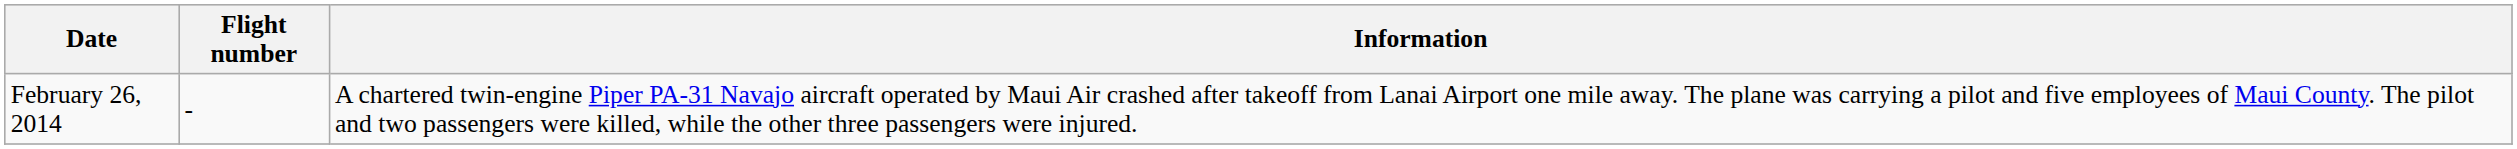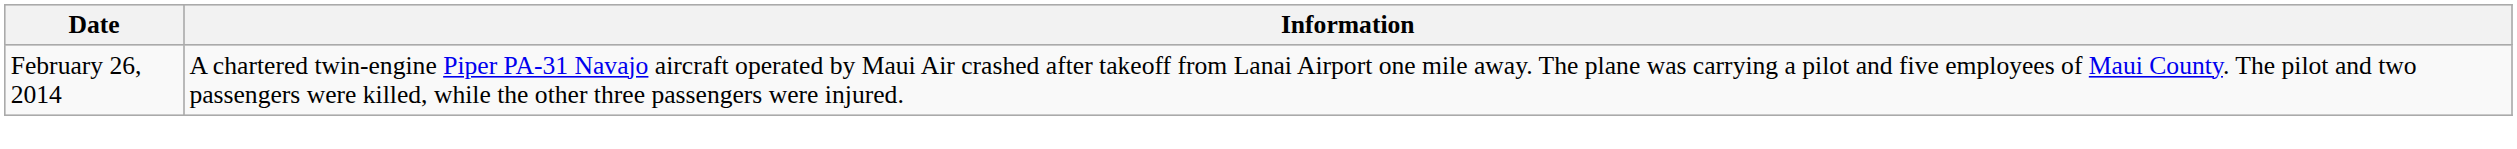- column: (254, 39)
